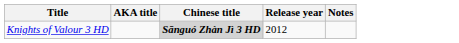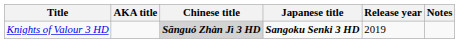+ column: (312, 13)
(276, 30) 2012 -> (375, 30) 2019
